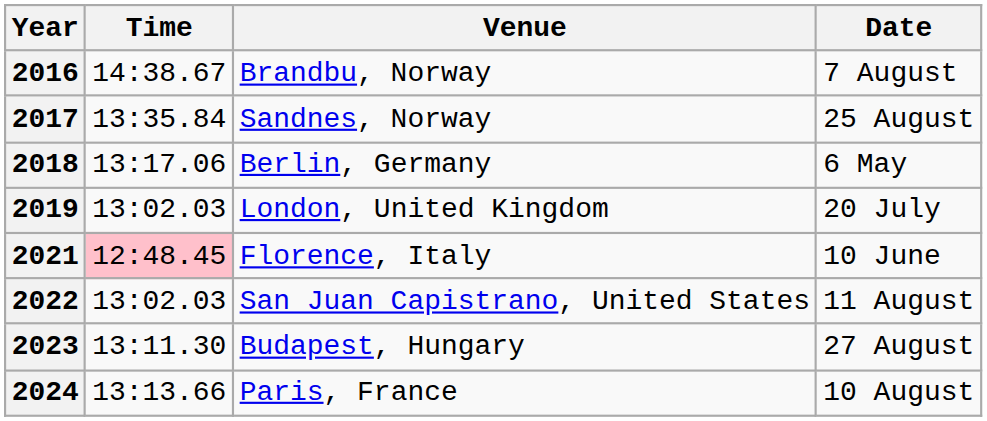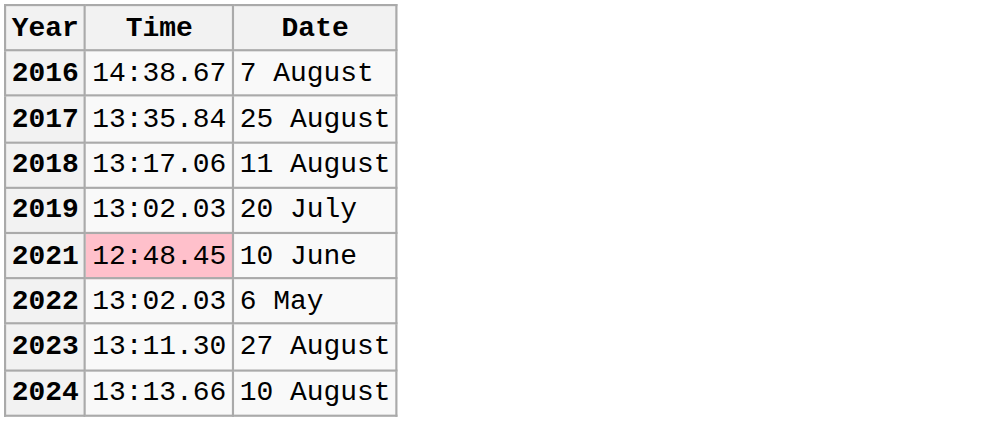- column: (525, 28)
(865, 165) 6 May -> (315, 165) 11 August
(899, 301) 11 August -> (282, 301) 6 May
